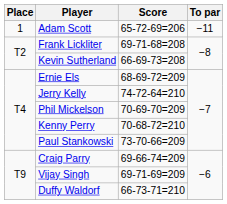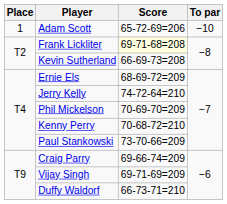(205, 28) −11 -> (205, 28) −10
(153, 45) no background -> (153, 45) lightyellow background
